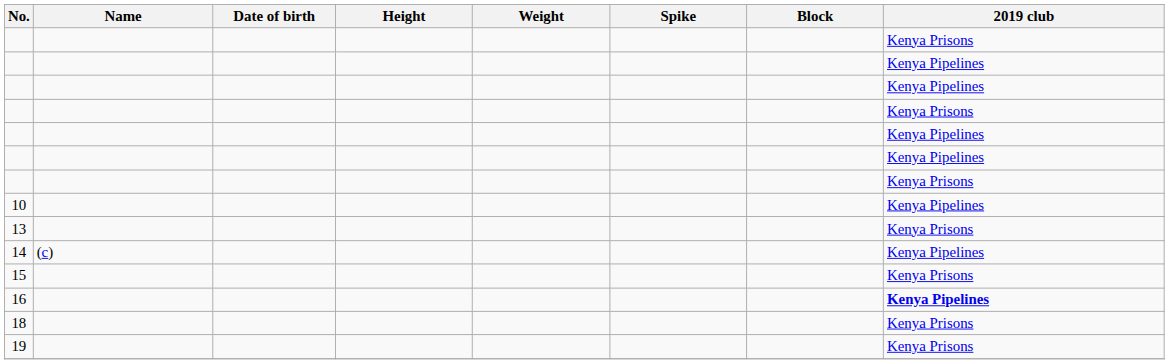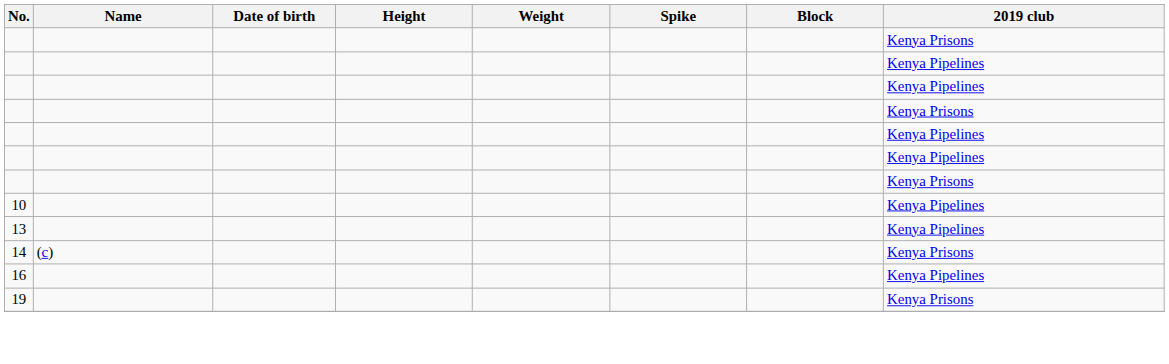(930, 228) Kenya Prisons -> (936, 228) Kenya Pipelines
(936, 252) Kenya Pipelines -> (930, 252) Kenya Prisons
- row: (19, 275)
(938, 299) bold -> (936, 275) normal
- row: (19, 323)
